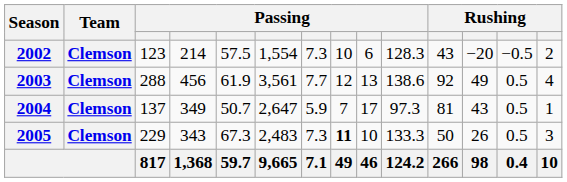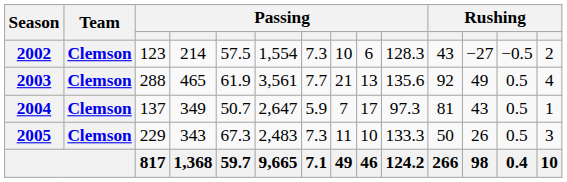(480, 53) −20 -> (480, 53) −27
(193, 80) 456 -> (193, 80) 465
(344, 80) 12 -> (344, 80) 21
(405, 80) 138.6 -> (405, 80) 135.6
(344, 135) bold -> (344, 135) normal
